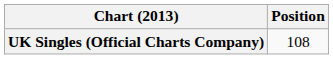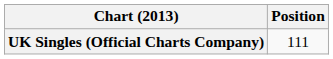(298, 41) 108 -> (298, 41) 111
